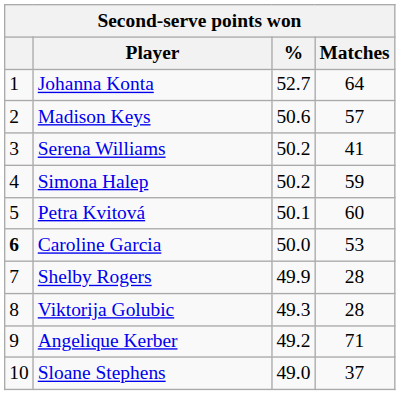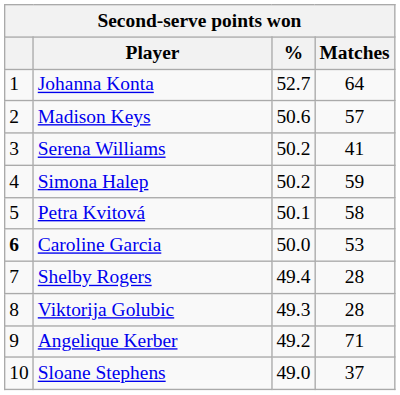(355, 213) 60 -> (355, 213) 58
(293, 277) 49.9 -> (293, 277) 49.4
